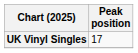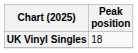(97, 39) 17 -> (97, 39) 18
